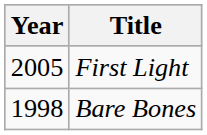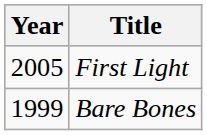(37, 108) 1998 -> (37, 108) 1999
